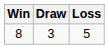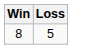- column: (51, 14)
